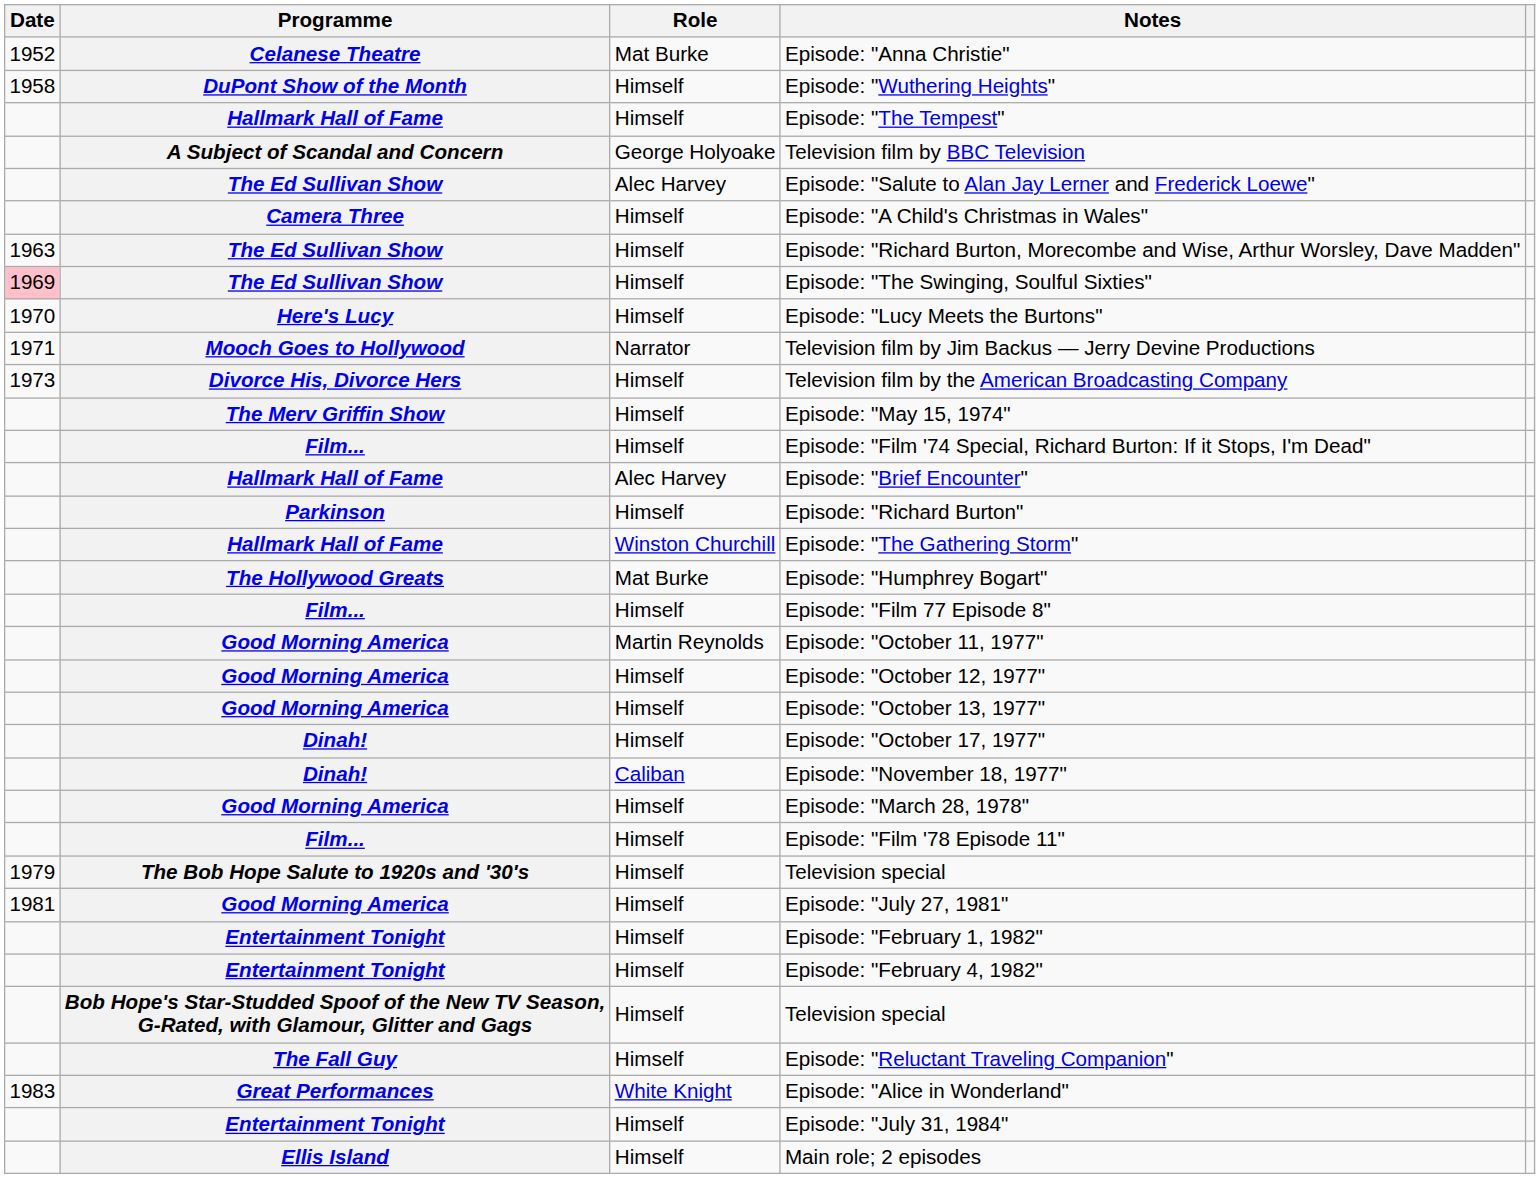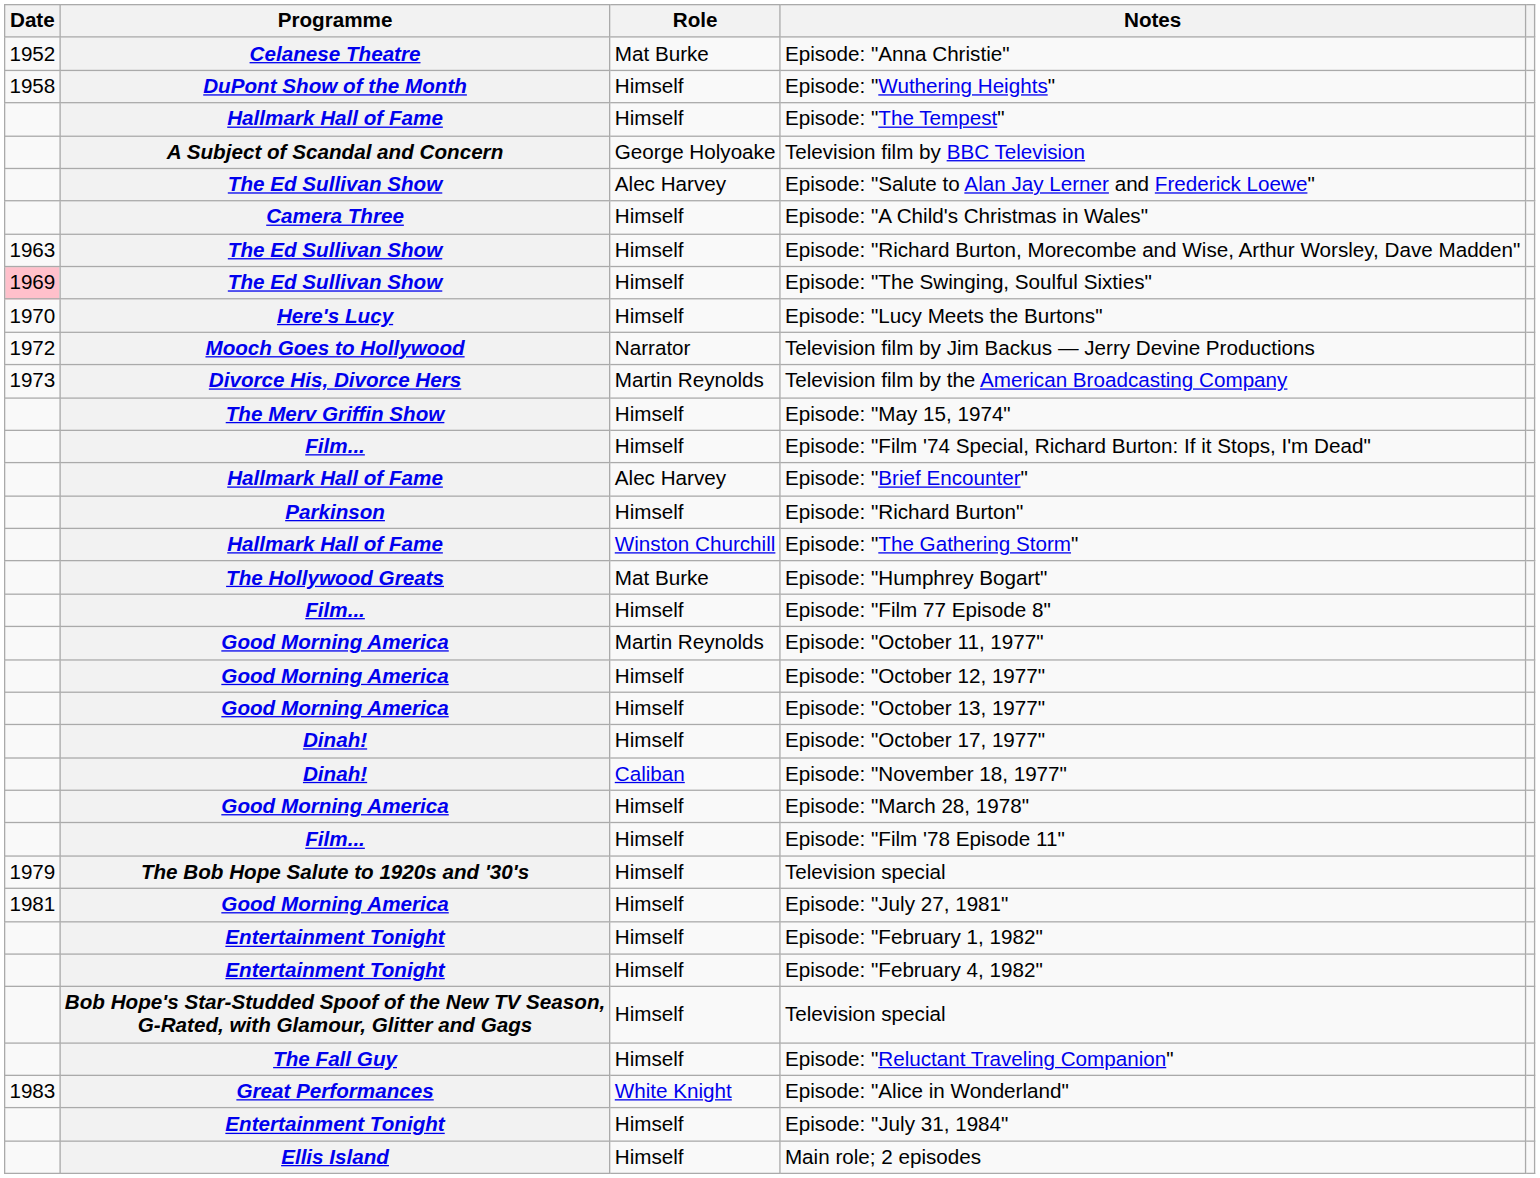(32, 348) 1971 -> (32, 348) 1972
(649, 380) Himself -> (689, 380) Martin Reynolds
